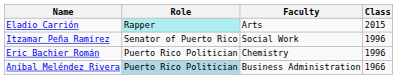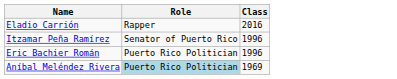- column: (301, 11)
(140, 25) paleturquoise background -> (140, 25) no background
(375, 25) 2015 -> (252, 25) 2016
(375, 67) 1966 -> (252, 67) 1969
